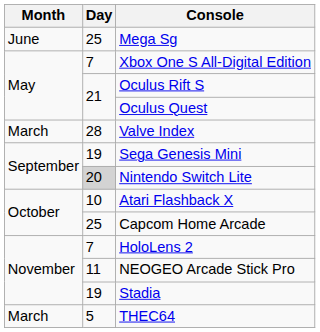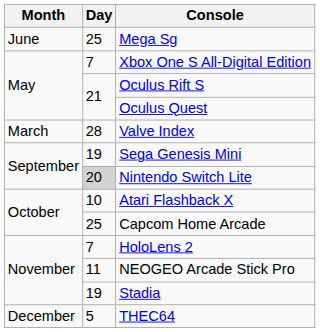(28, 316) March -> (41, 316) December
